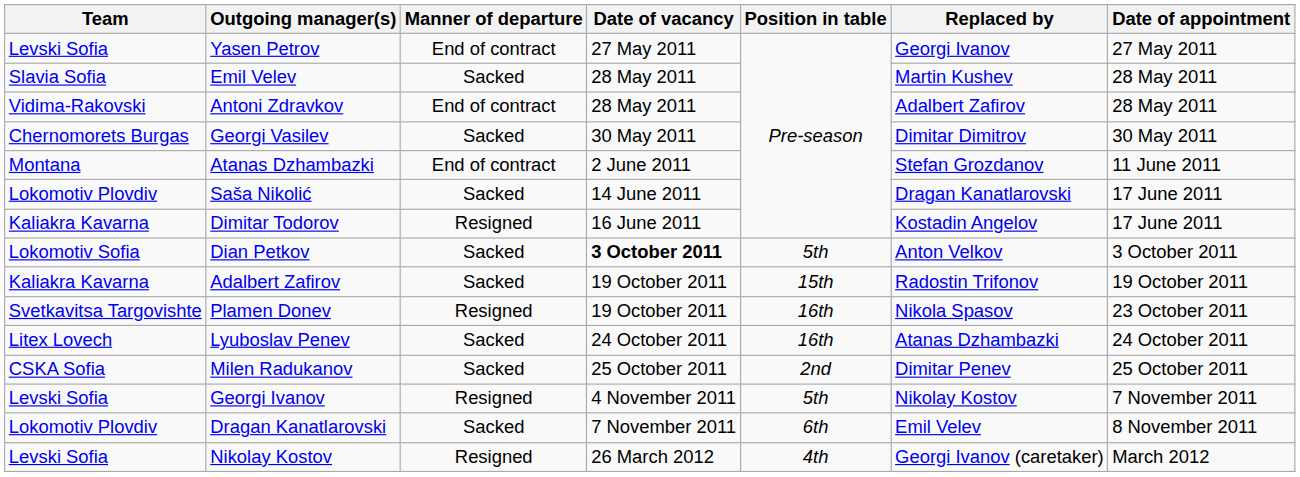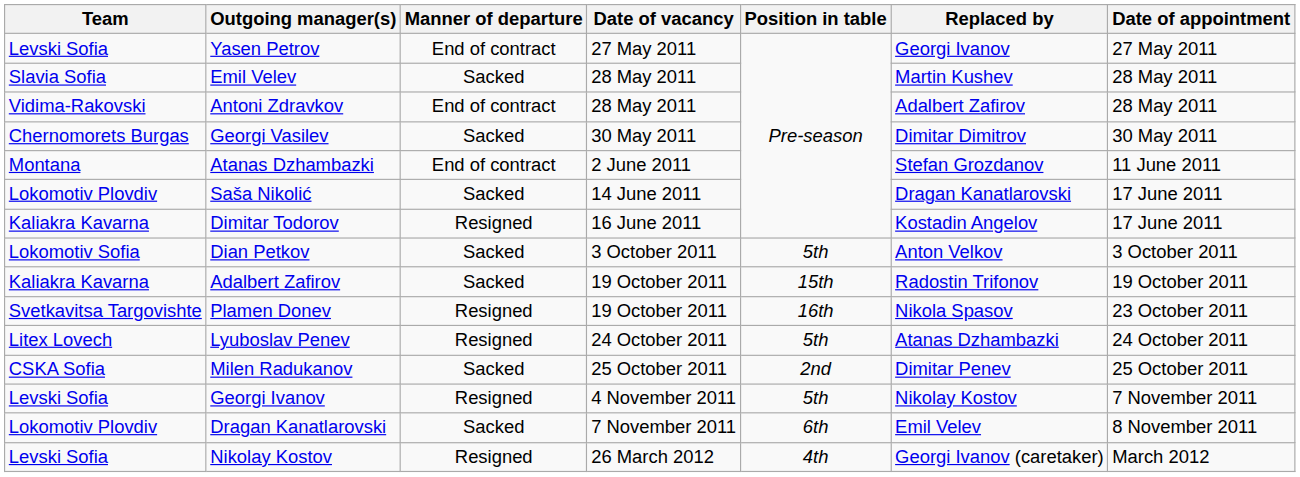(657, 252) bold -> (654, 252) normal
(494, 340) Sacked -> (494, 340) Resigned
(816, 340) 16th -> (816, 340) 5th
